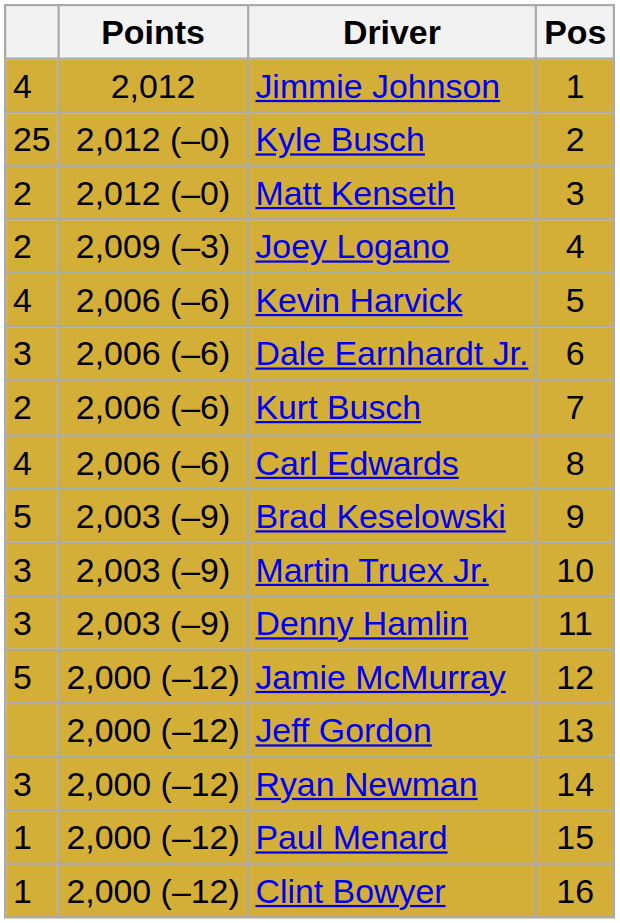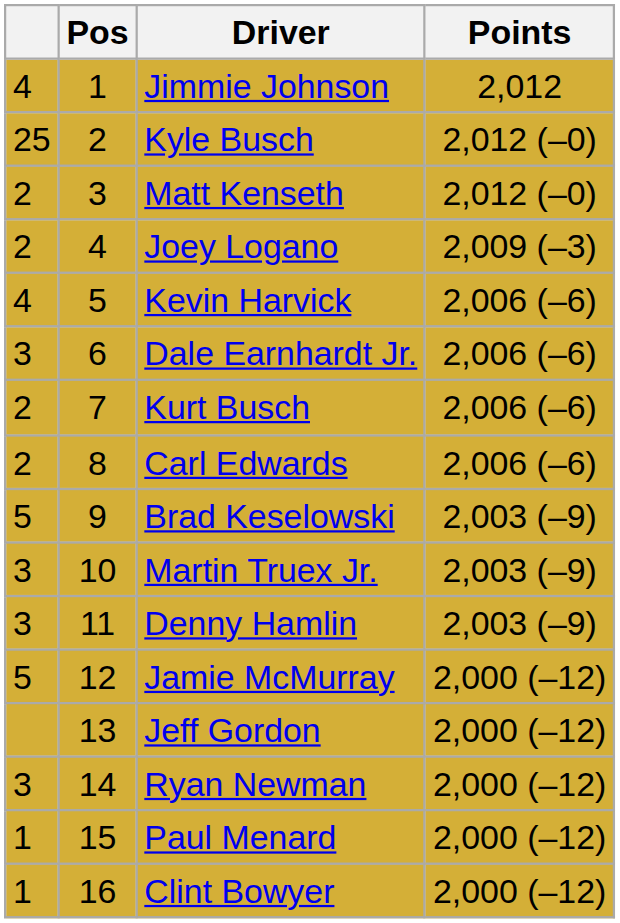columns swapped: (575, 32) <-> (153, 32)
(22, 461) 4 -> (22, 461) 2
